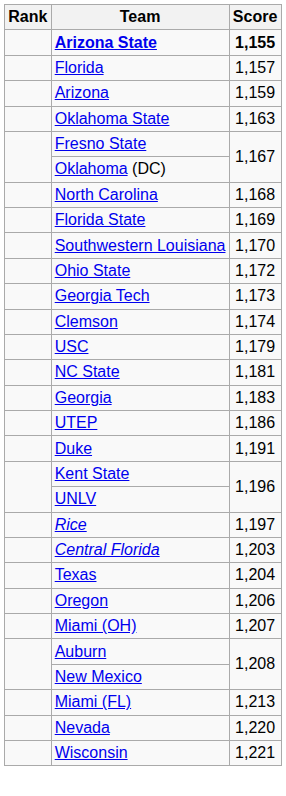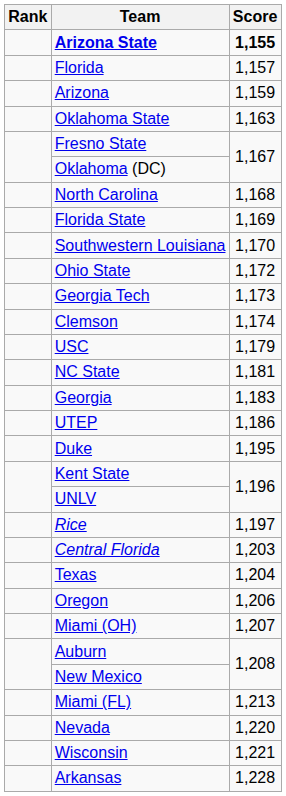(255, 448) 1,191 -> (255, 448) 1,195
+ row: (88, 778)
